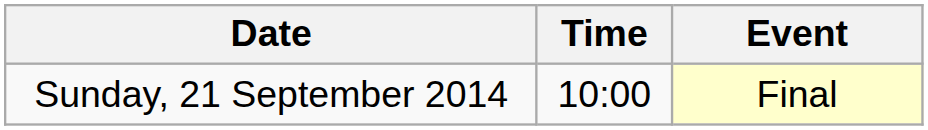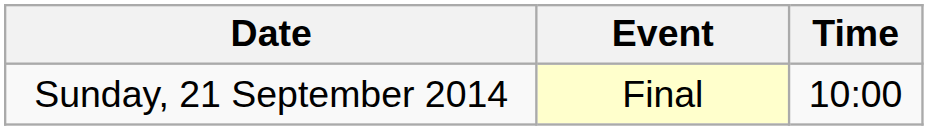columns swapped: (604, 34) <-> (797, 34)
